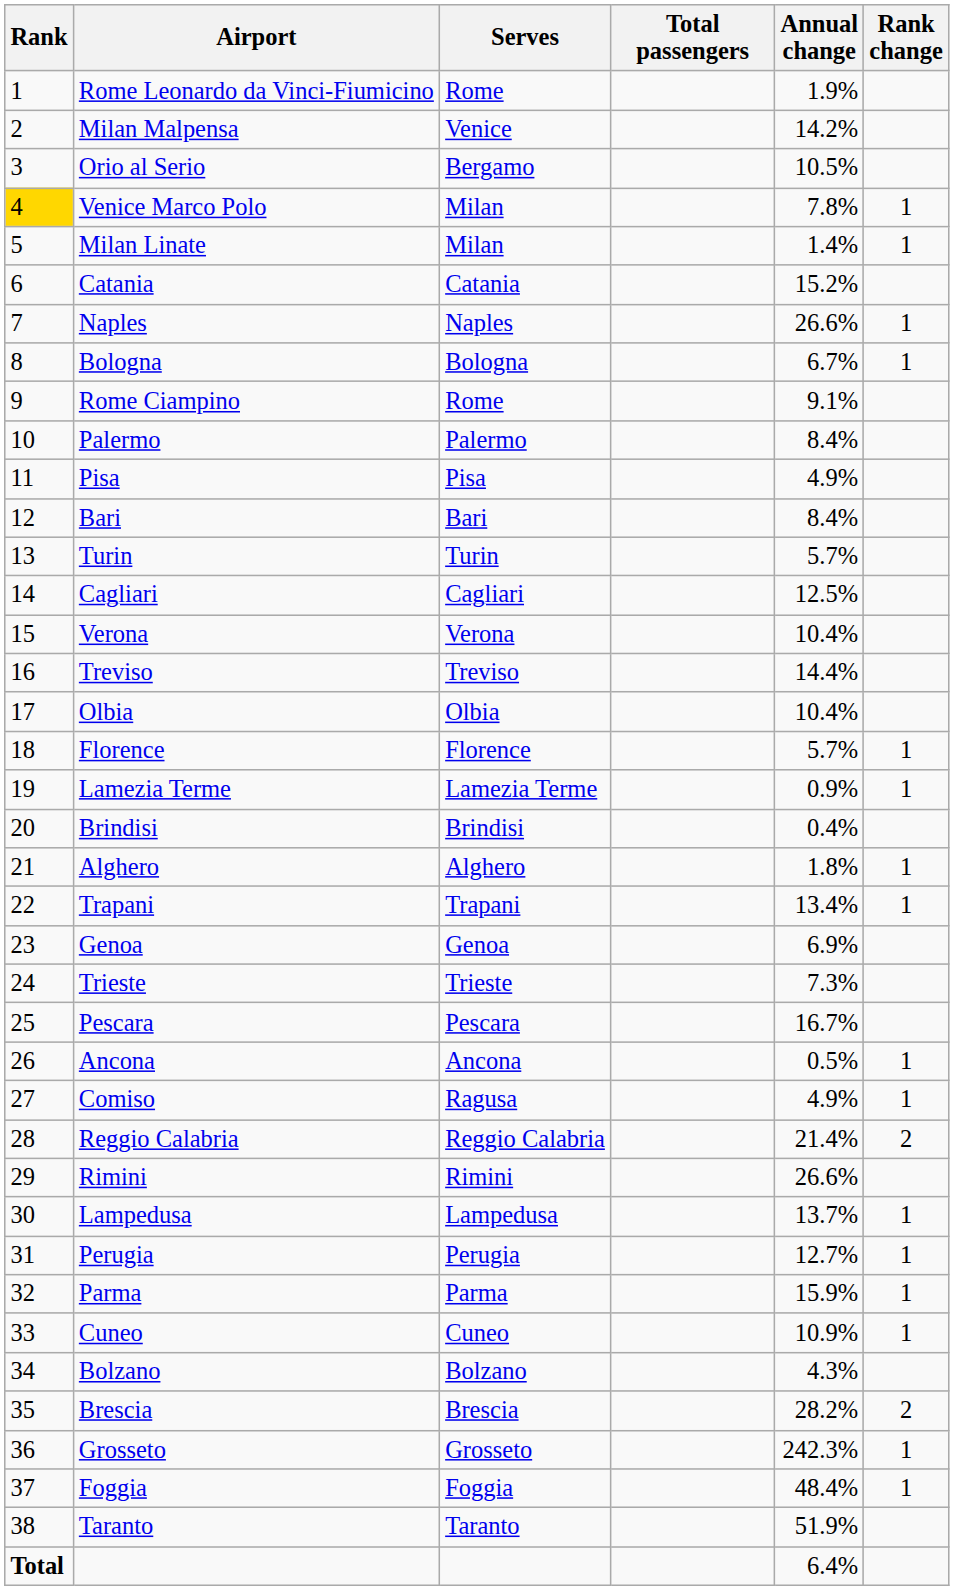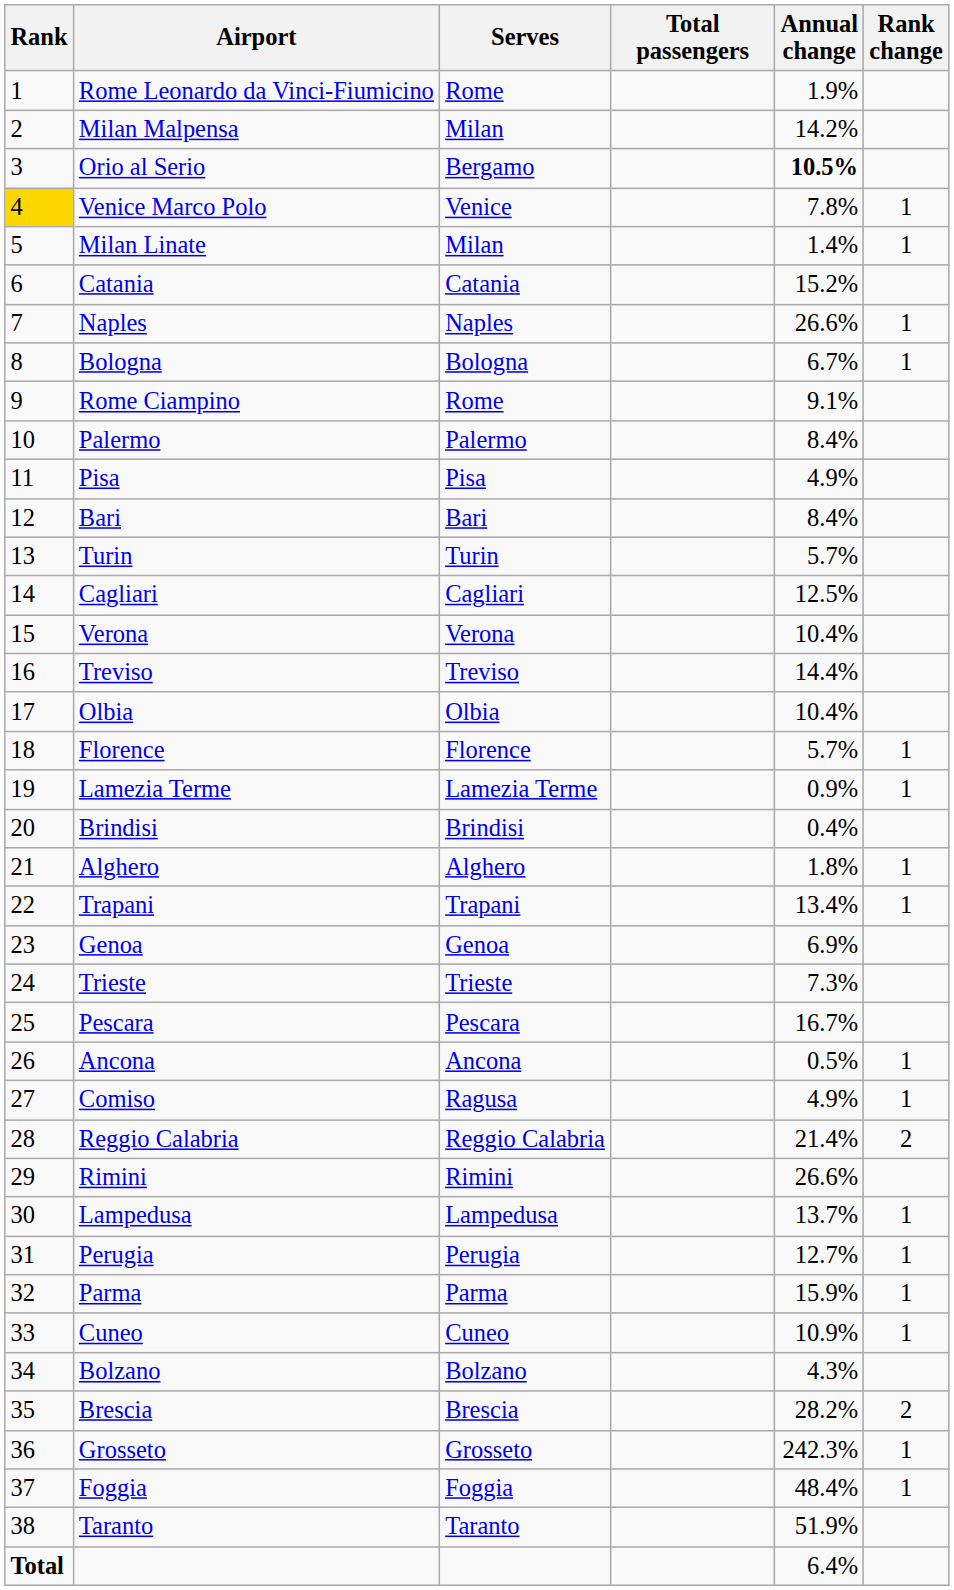(478, 129) Venice -> (474, 129) Milan
(826, 167) normal -> (824, 167) bold
(474, 206) Milan -> (478, 206) Venice
